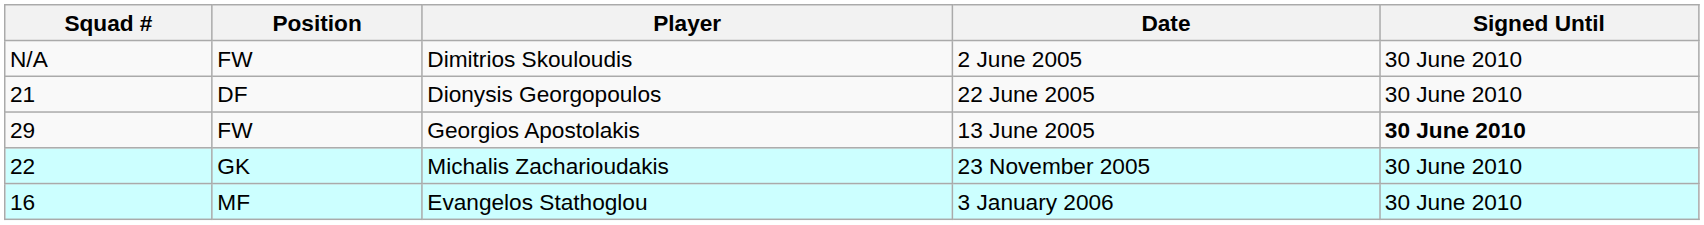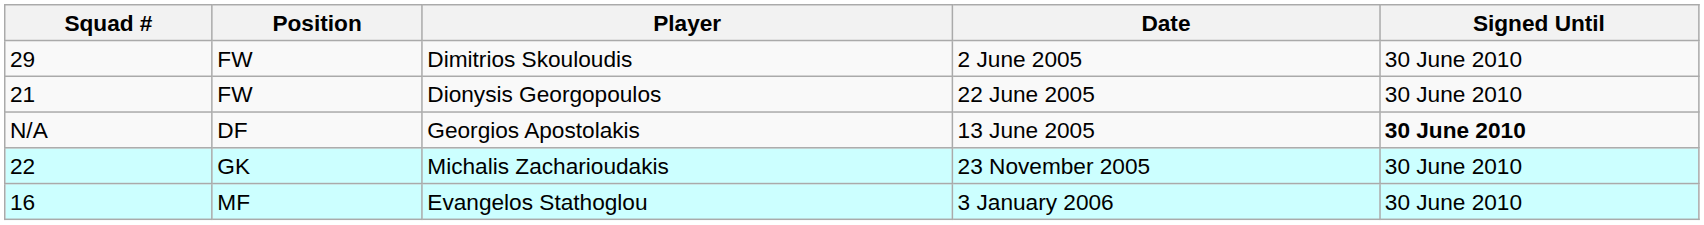(29, 59) N/A -> (23, 59) 29
(232, 95) DF -> (235, 95) FW
(23, 130) 29 -> (29, 130) N/A
(235, 130) FW -> (232, 130) DF
